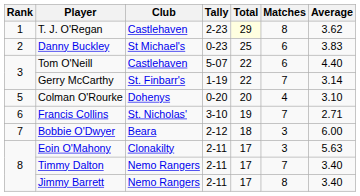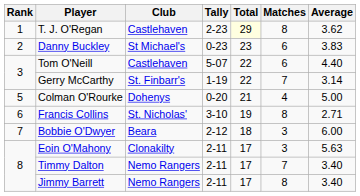(246, 47) 25 -> (246, 47) 23
(246, 98) 20 -> (246, 98) 21
(332, 98) 3.10 -> (332, 98) 5.00
(285, 115) 7 -> (285, 115) 8
